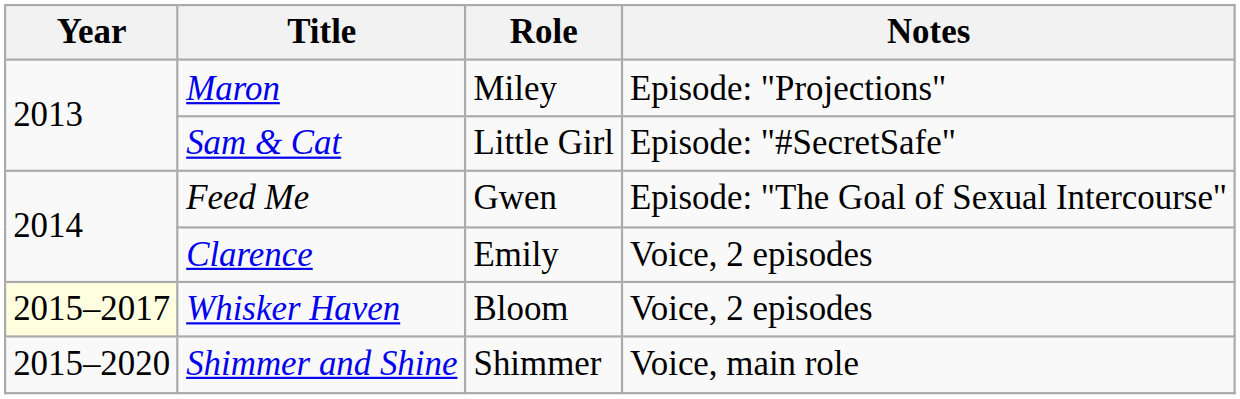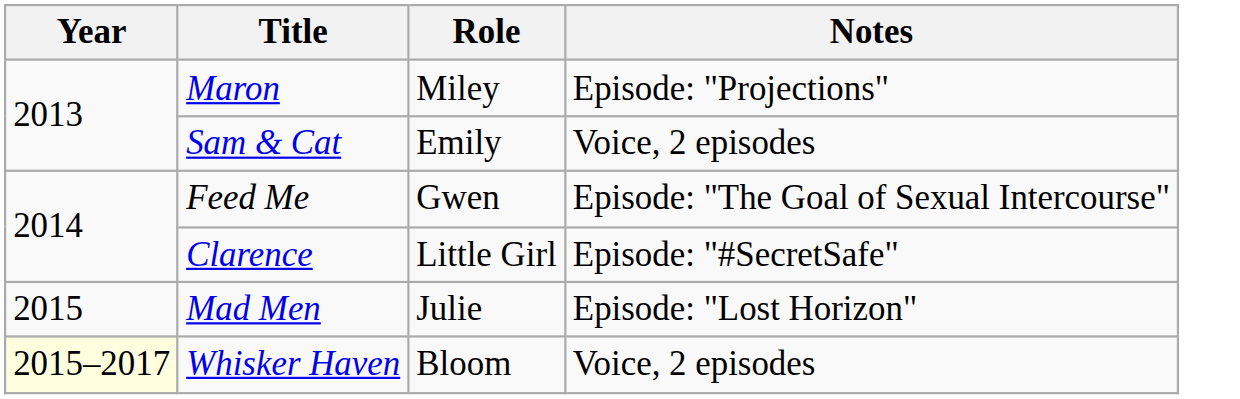(544, 142) Little Girl -> (459, 142) Emily
(793, 142) Episode: "#SecretSafe" -> (694, 142) Voice, 2 episodes
(516, 253) Emily -> (487, 253) Little Girl
(751, 253) Voice, 2 episodes -> (736, 253) Episode: "#SecretSafe"
+ row: (253, 308)
- row: (322, 364)
